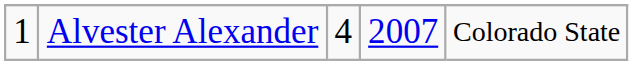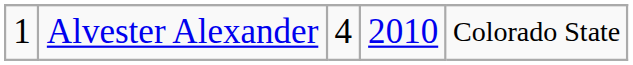(403, 32) 2007 -> (403, 32) 2010
